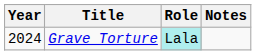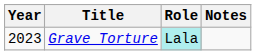(25, 39) 2024 -> (25, 39) 2023
